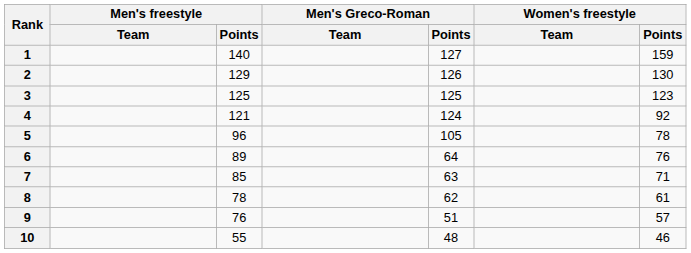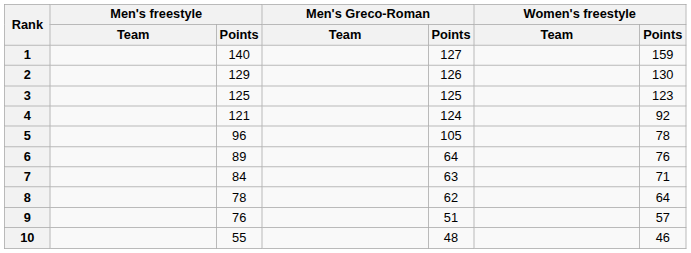(239, 177) 85 -> (239, 177) 84
(663, 197) 61 -> (663, 197) 64
